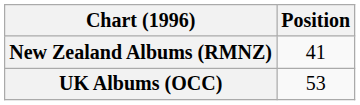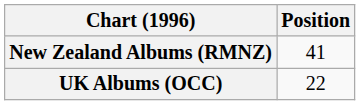(316, 83) 53 -> (316, 83) 22
